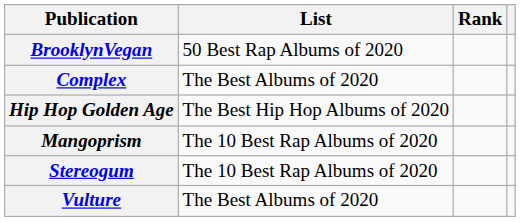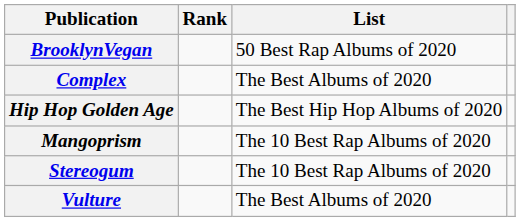columns swapped: (316, 19) <-> (480, 19)
